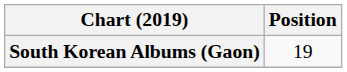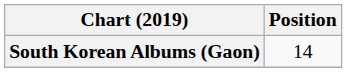(303, 51) 19 -> (303, 51) 14
